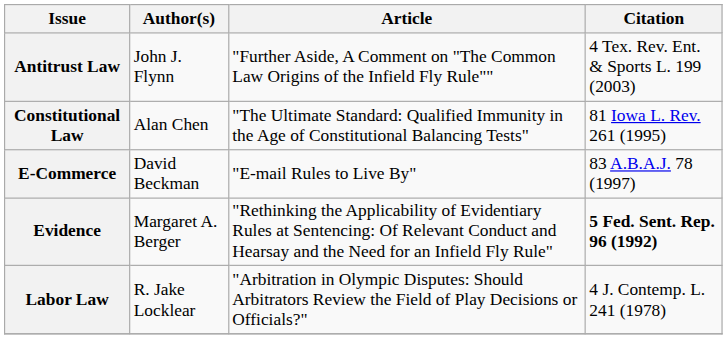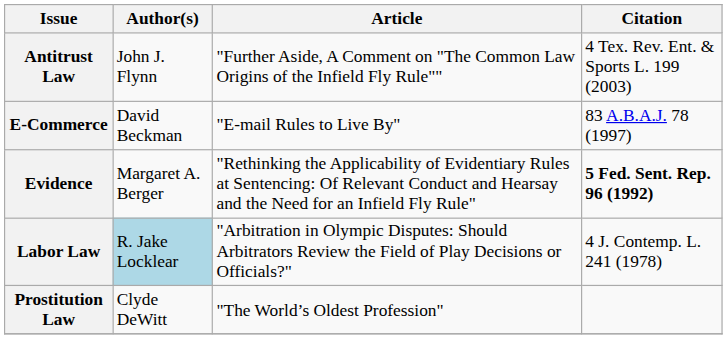- row: (67, 124)
(165, 299) no background -> (148, 251) lightblue background
+ row: (59, 309)
